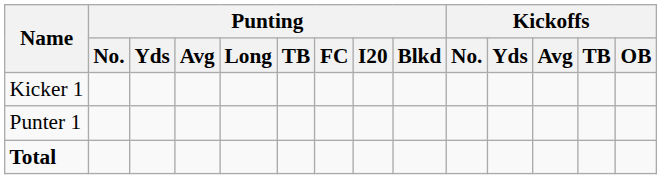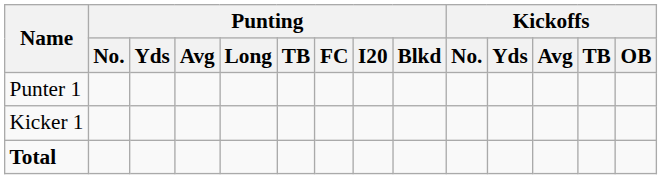rows swapped: (45, 122) <-> (46, 88)
